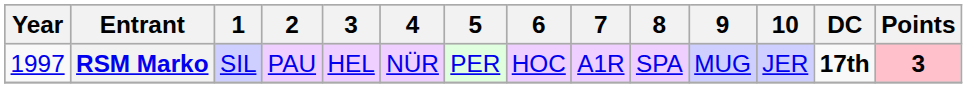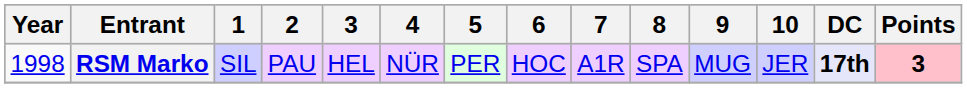(38, 63) 1997 -> (38, 63) 1998
(845, 63) no background -> (845, 63) lavender background
